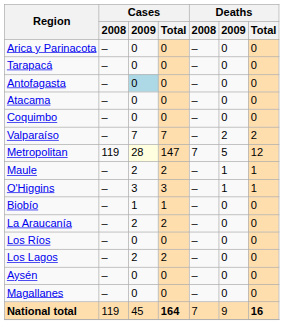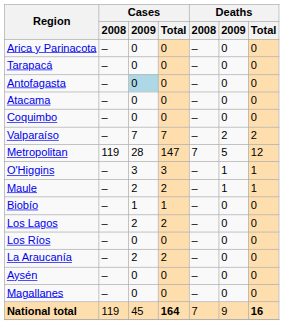(137, 153) lightyellow background -> (137, 153) no background
rows swapped: (31, 188) <-> (22, 170)
rows swapped: (39, 223) <-> (32, 258)
